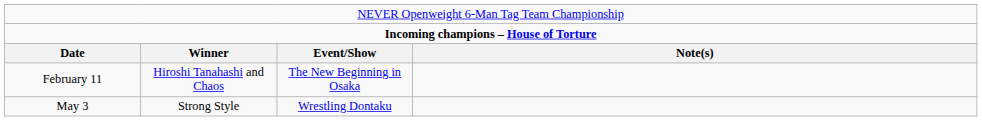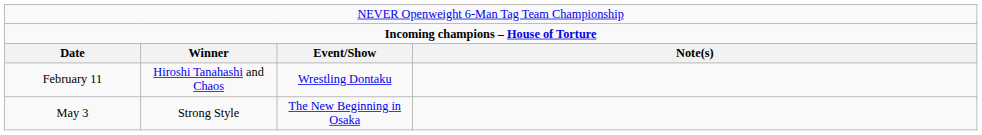(345, 79) The New Beginning in Osaka -> (345, 79) Wrestling Dontaku
(345, 106) Wrestling Dontaku -> (345, 113) The New Beginning in Osaka
